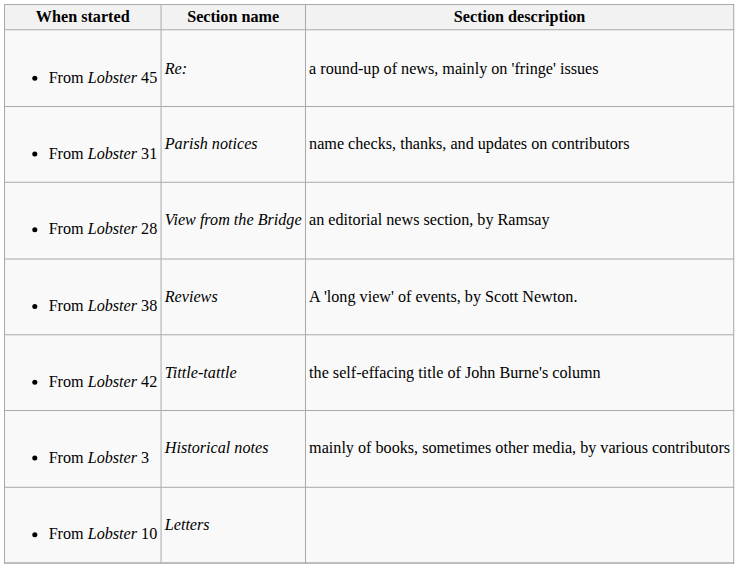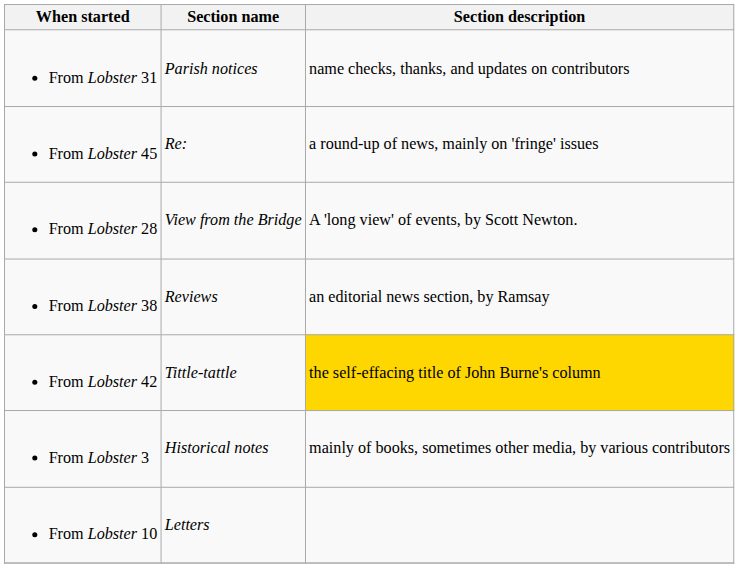rows swapped: (83, 153) <-> (83, 77)
(429, 220) an editorial news section, by Ramsay -> (443, 220) A 'long view' of events, by Scott Newton.
(443, 296) A 'long view' of events, by Scott Newton. -> (429, 296) an editorial news section, by Ramsay
(455, 372) no background -> (455, 372) gold background
